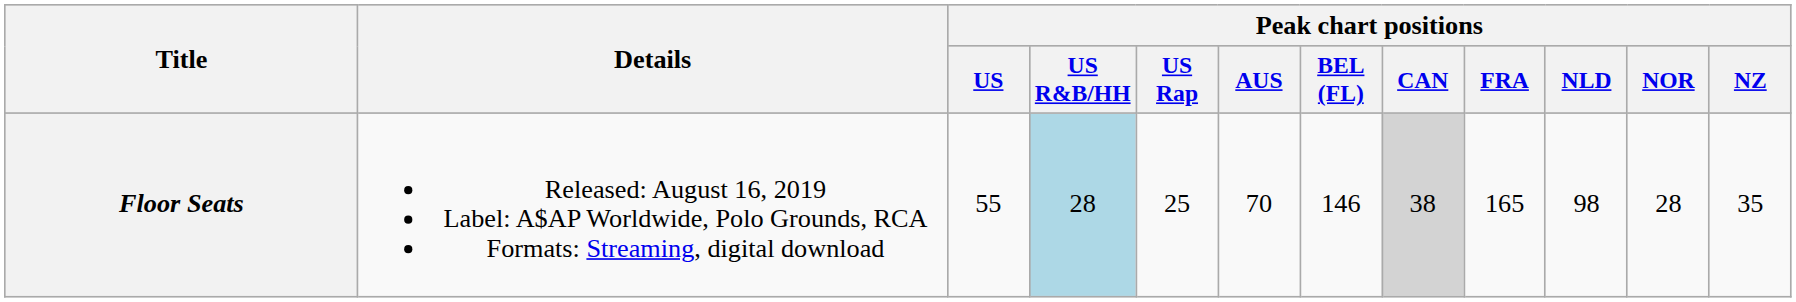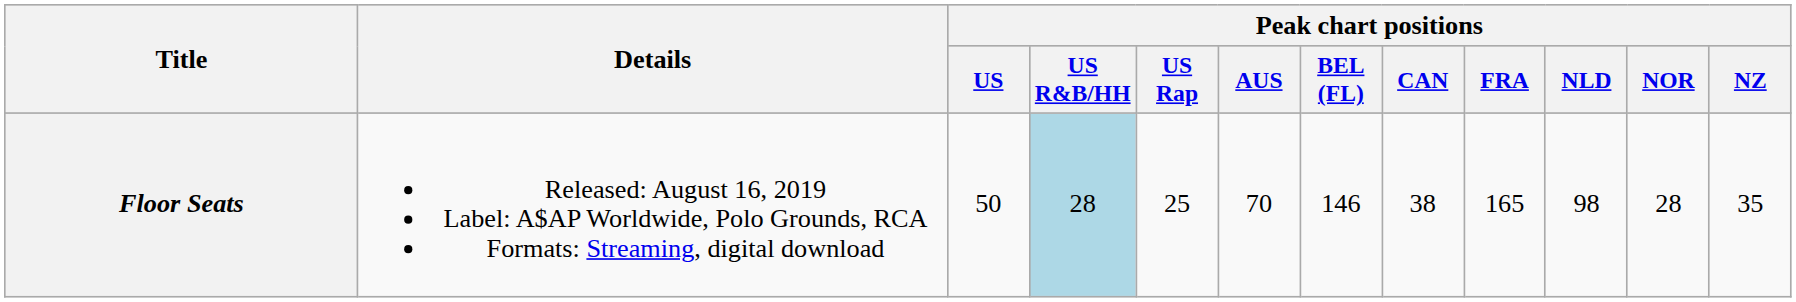(988, 204) 55 -> (988, 204) 50
(1423, 204) lightgrey background -> (1423, 204) no background
